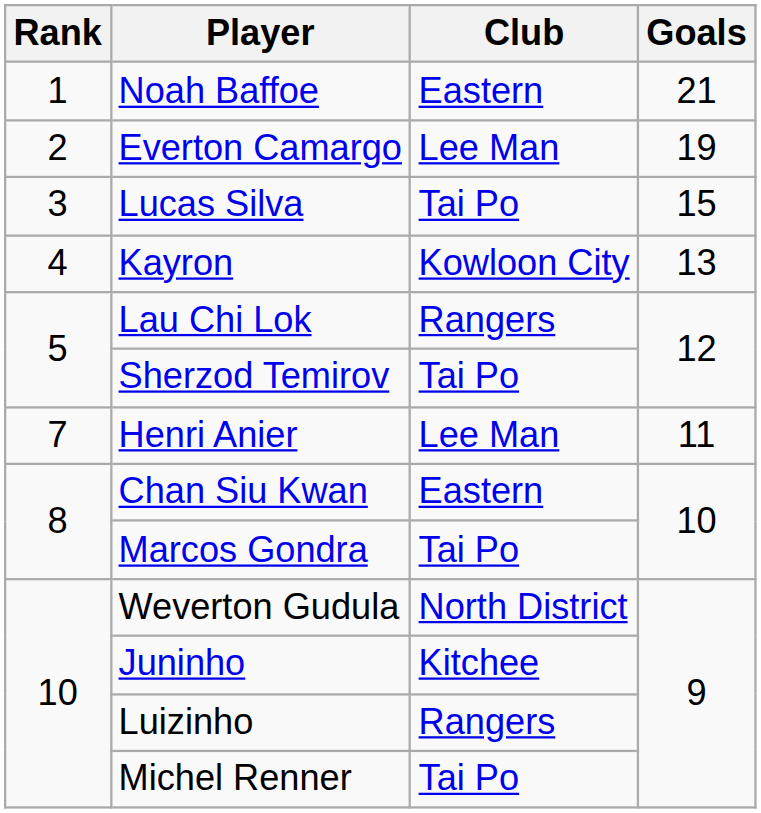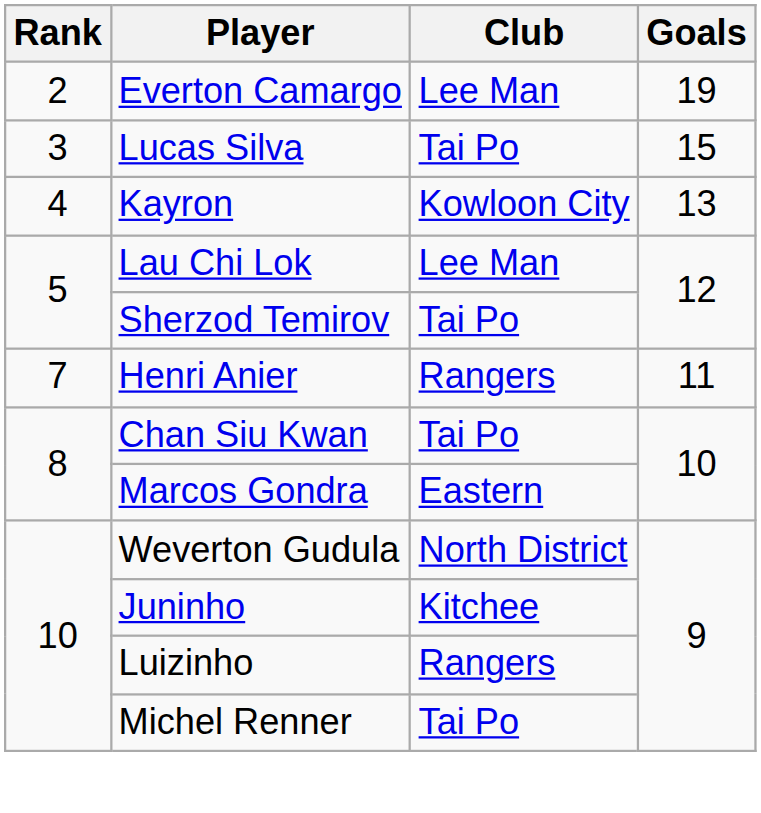- row: (219, 90)
(487, 319) Rangers -> (489, 262) Lee Man
(489, 434) Lee Man -> (487, 377) Rangers
(481, 491) Eastern -> (469, 434) Tai Po
(469, 549) Tai Po -> (481, 491) Eastern
